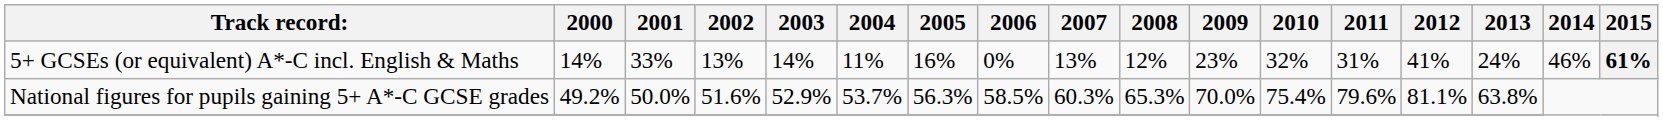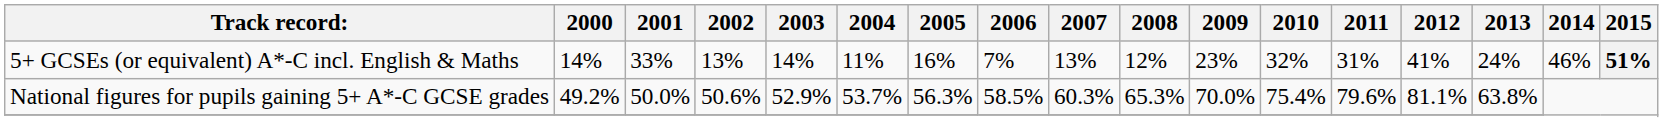(999, 59) 0% -> (999, 59) 7%
(1629, 59) 61% -> (1629, 59) 51%
(731, 96) 51.6% -> (731, 96) 50.6%
